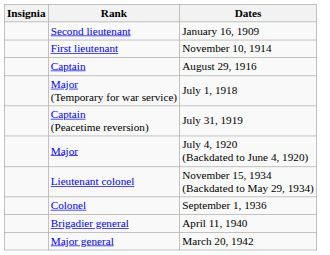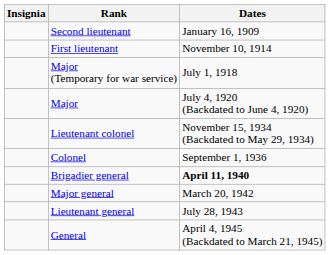- row: (68, 66)
- row: (100, 121)
(215, 223) normal -> (216, 175) bold
+ row: (93, 211)
+ row: (68, 235)
